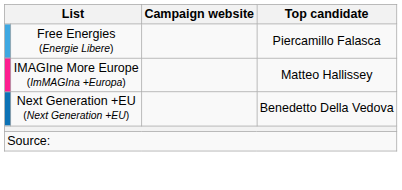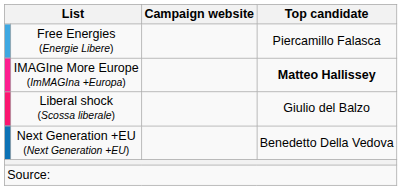(327, 75) normal -> (327, 75) bold
+ row: (76, 108)
